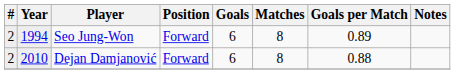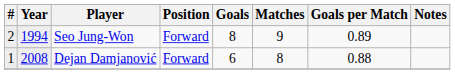(232, 36) 6 -> (232, 36) 8
(280, 36) 8 -> (280, 36) 9
(11, 58) 2 -> (11, 58) 1
(34, 58) 2010 -> (34, 58) 2008
